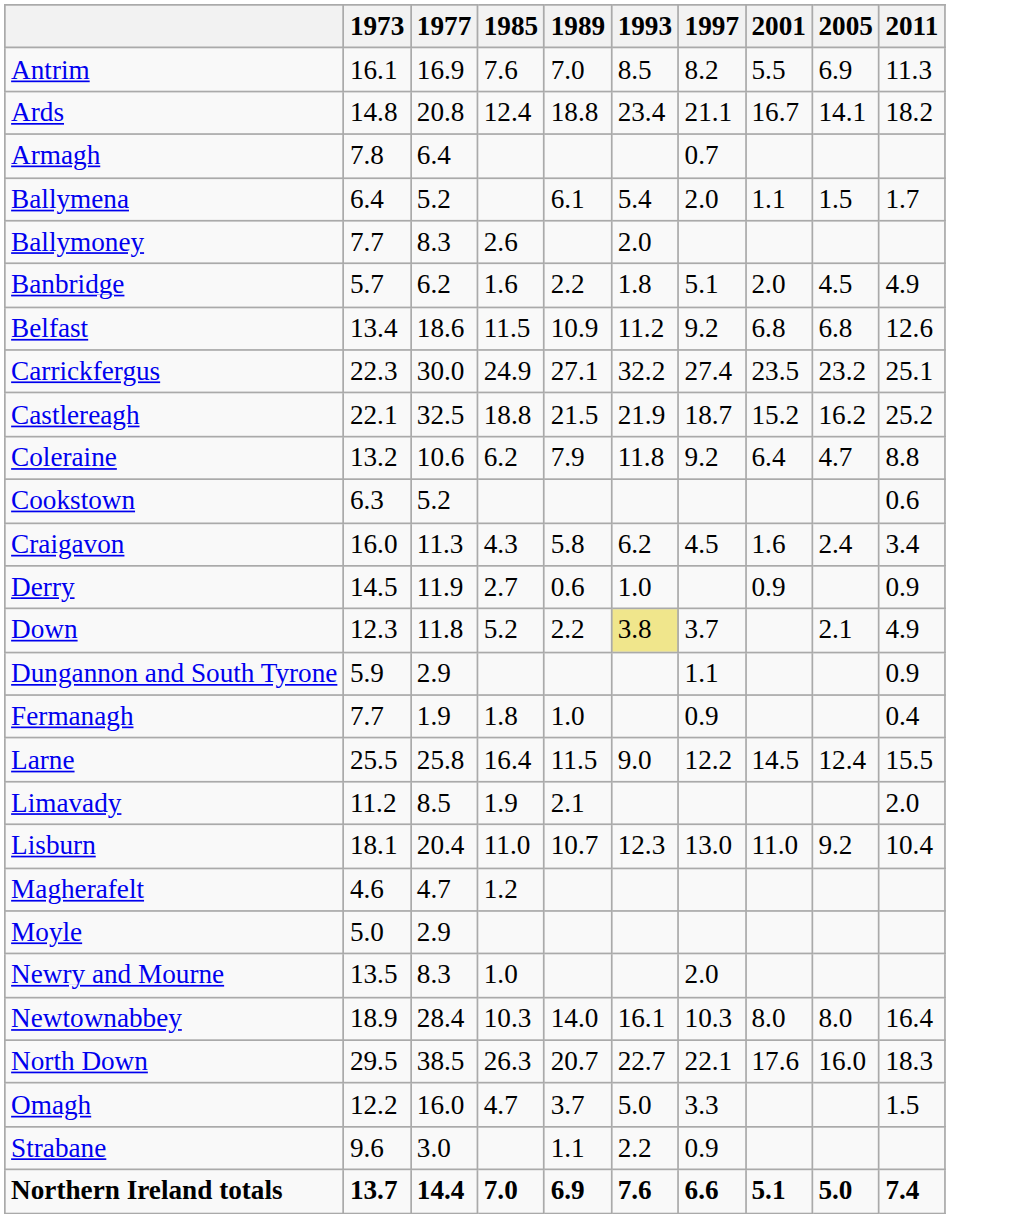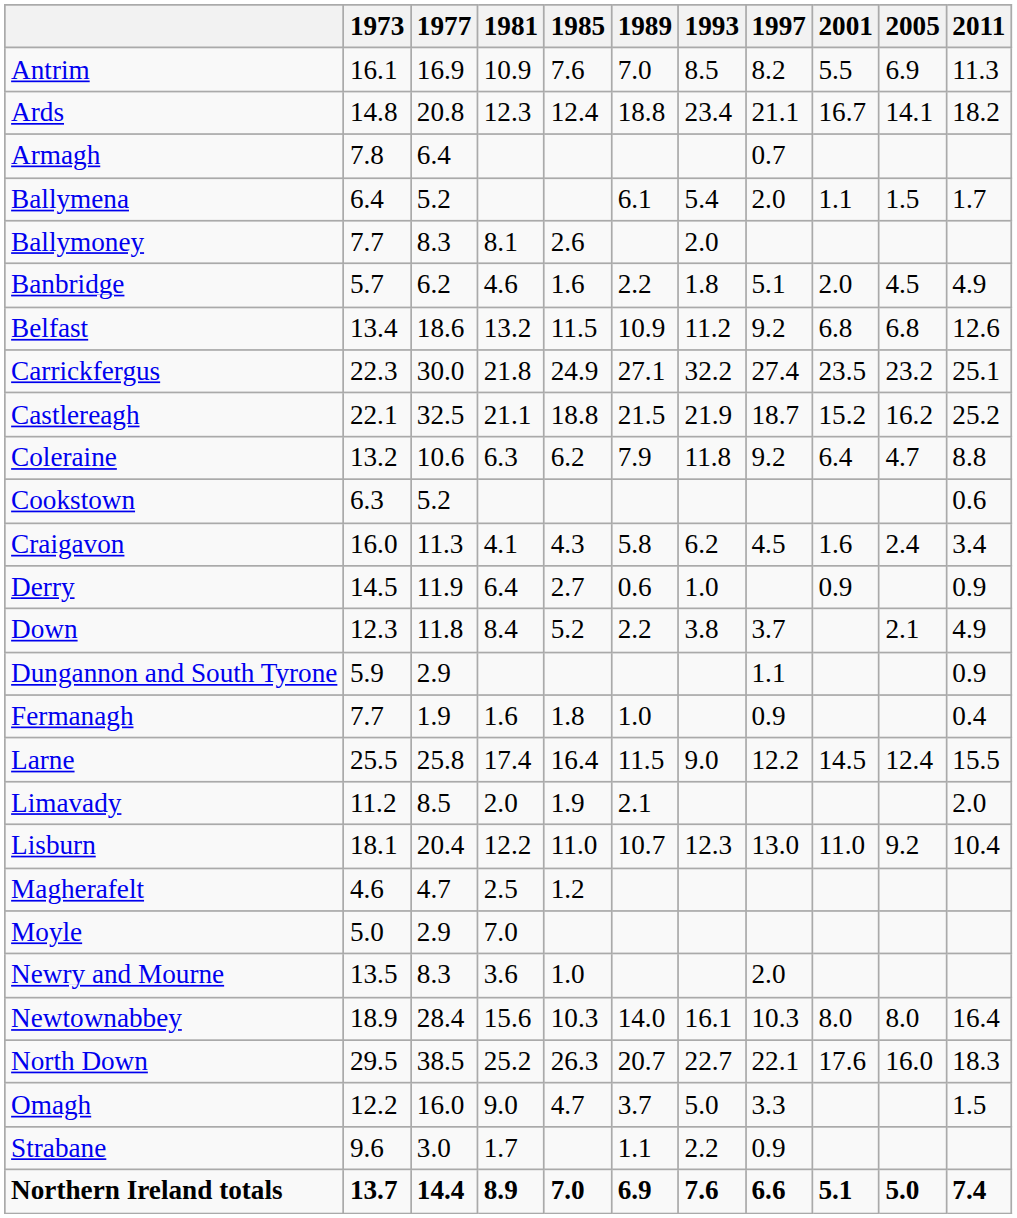+ column: (511, 26)
(635, 629) khaki background -> (702, 629) no background
